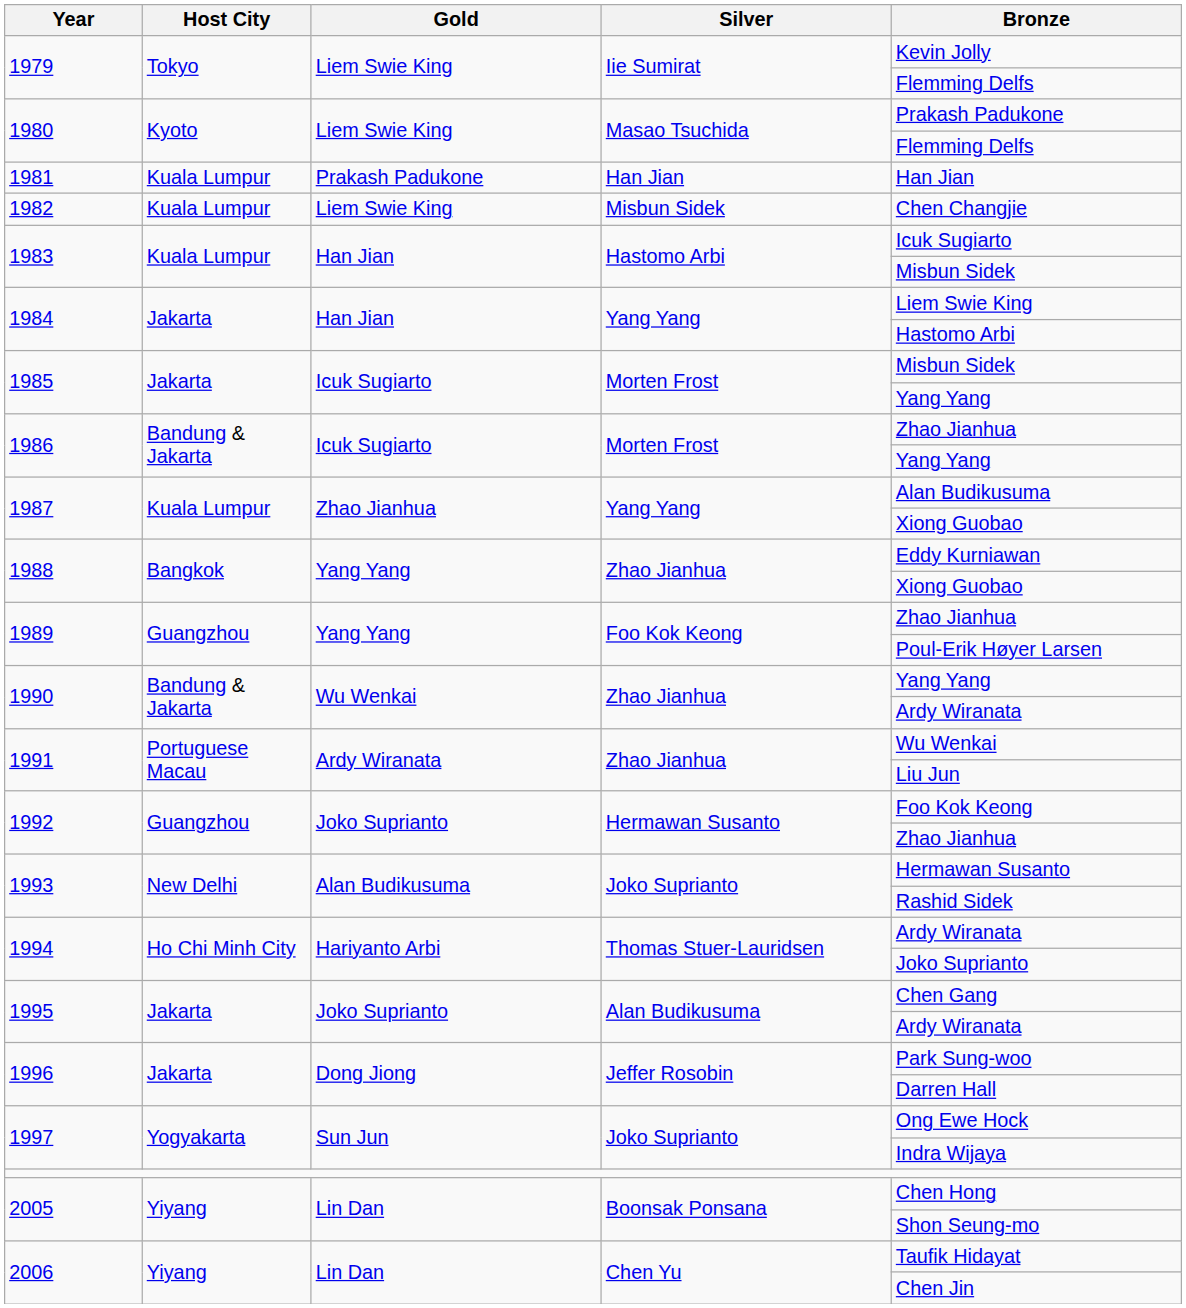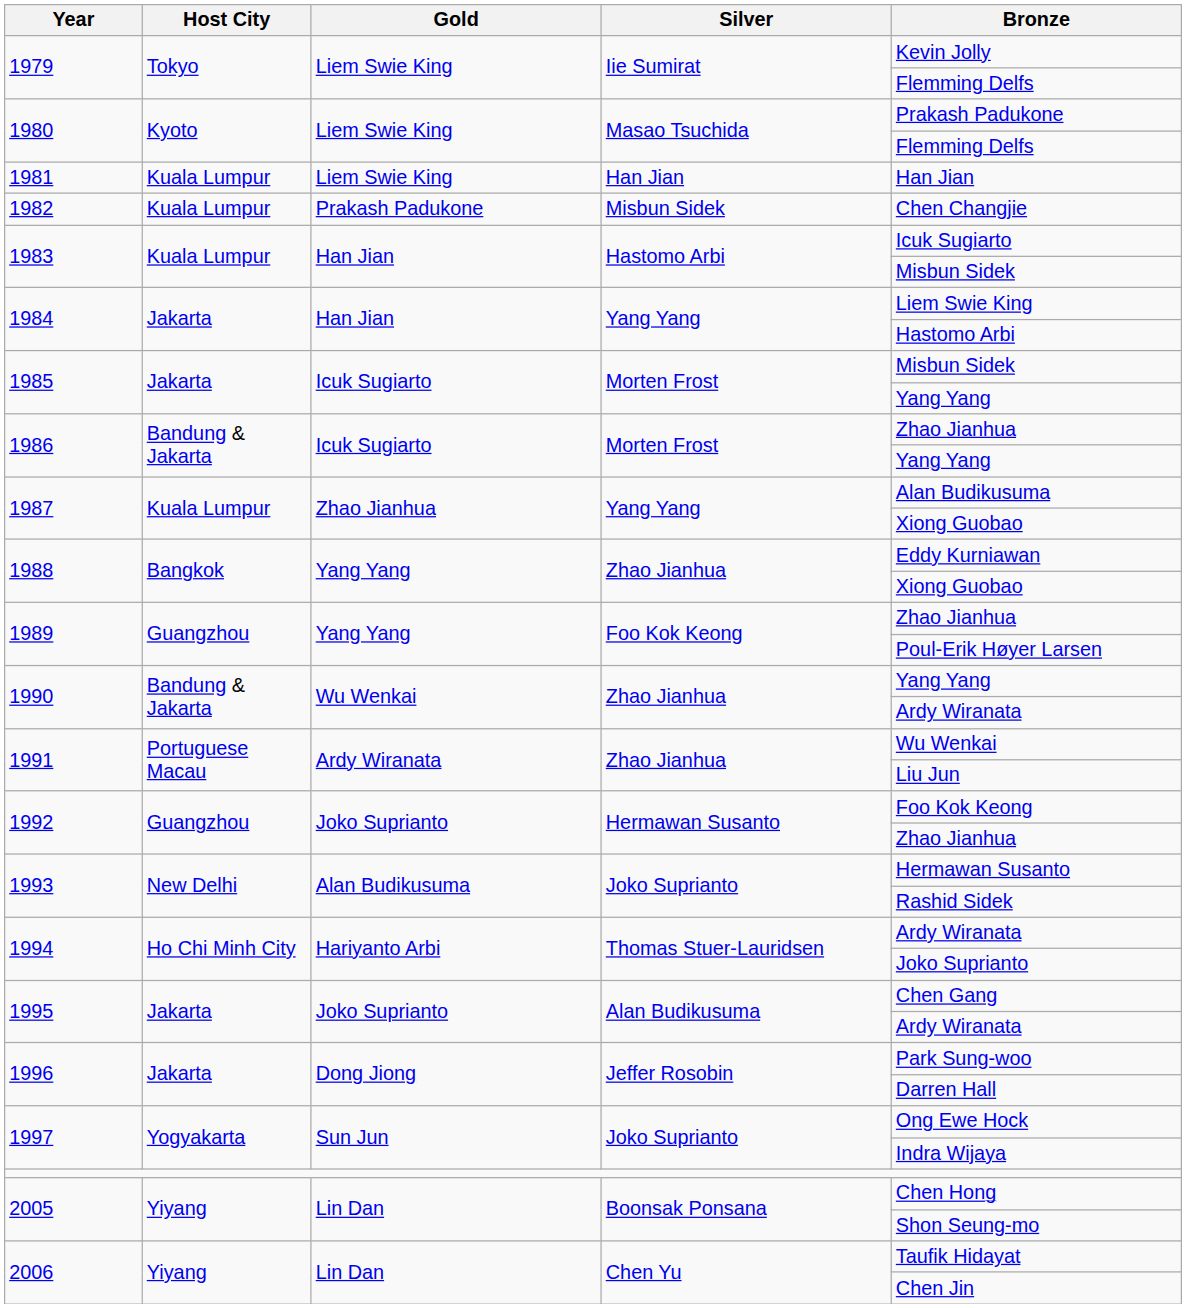(400, 177) Prakash Padukone -> (384, 177) Liem Swie King
(384, 209) Liem Swie King -> (400, 209) Prakash Padukone
